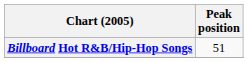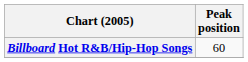(219, 47) 51 -> (219, 47) 60
